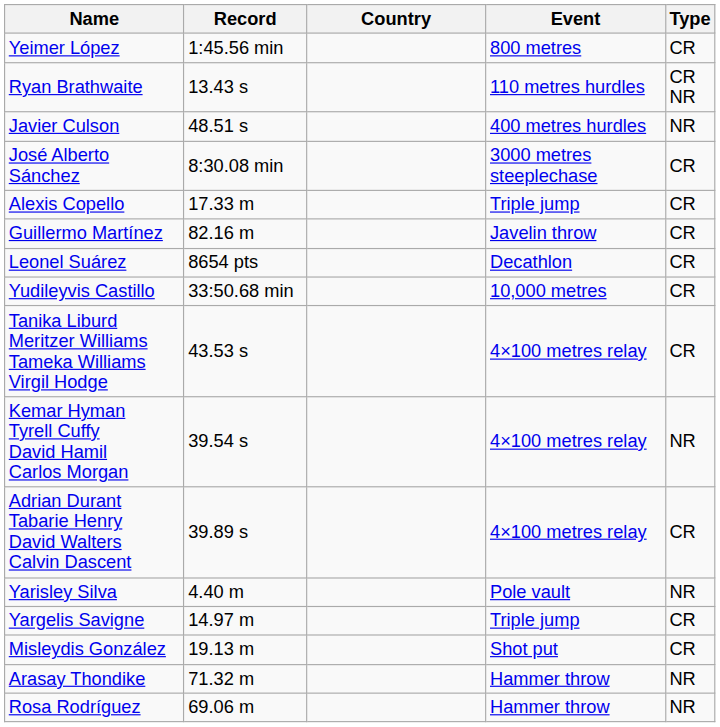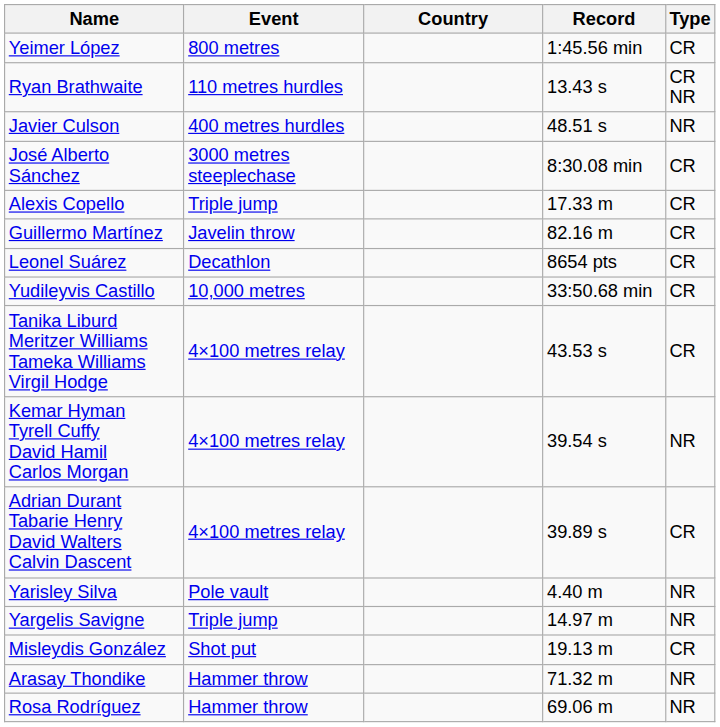columns swapped: (575, 18) <-> (245, 18)
(683, 620) CR -> (683, 620) NR
